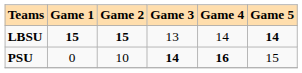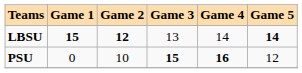(122, 36) 15 -> (122, 36) 12
(172, 57) 14 -> (172, 57) 15
(272, 57) 15 -> (272, 57) 12
